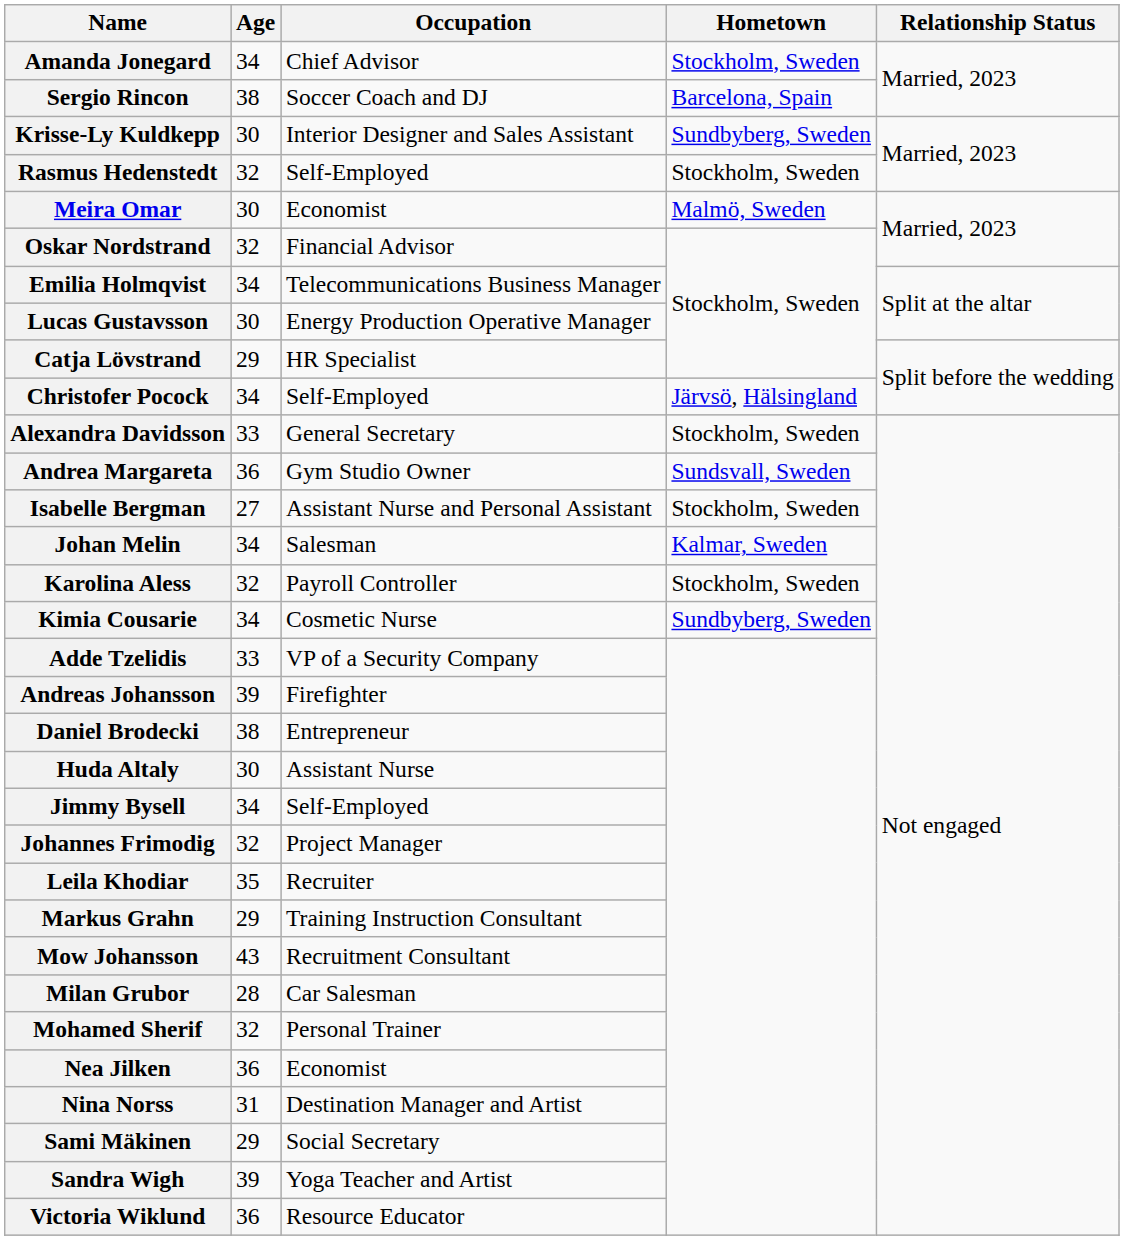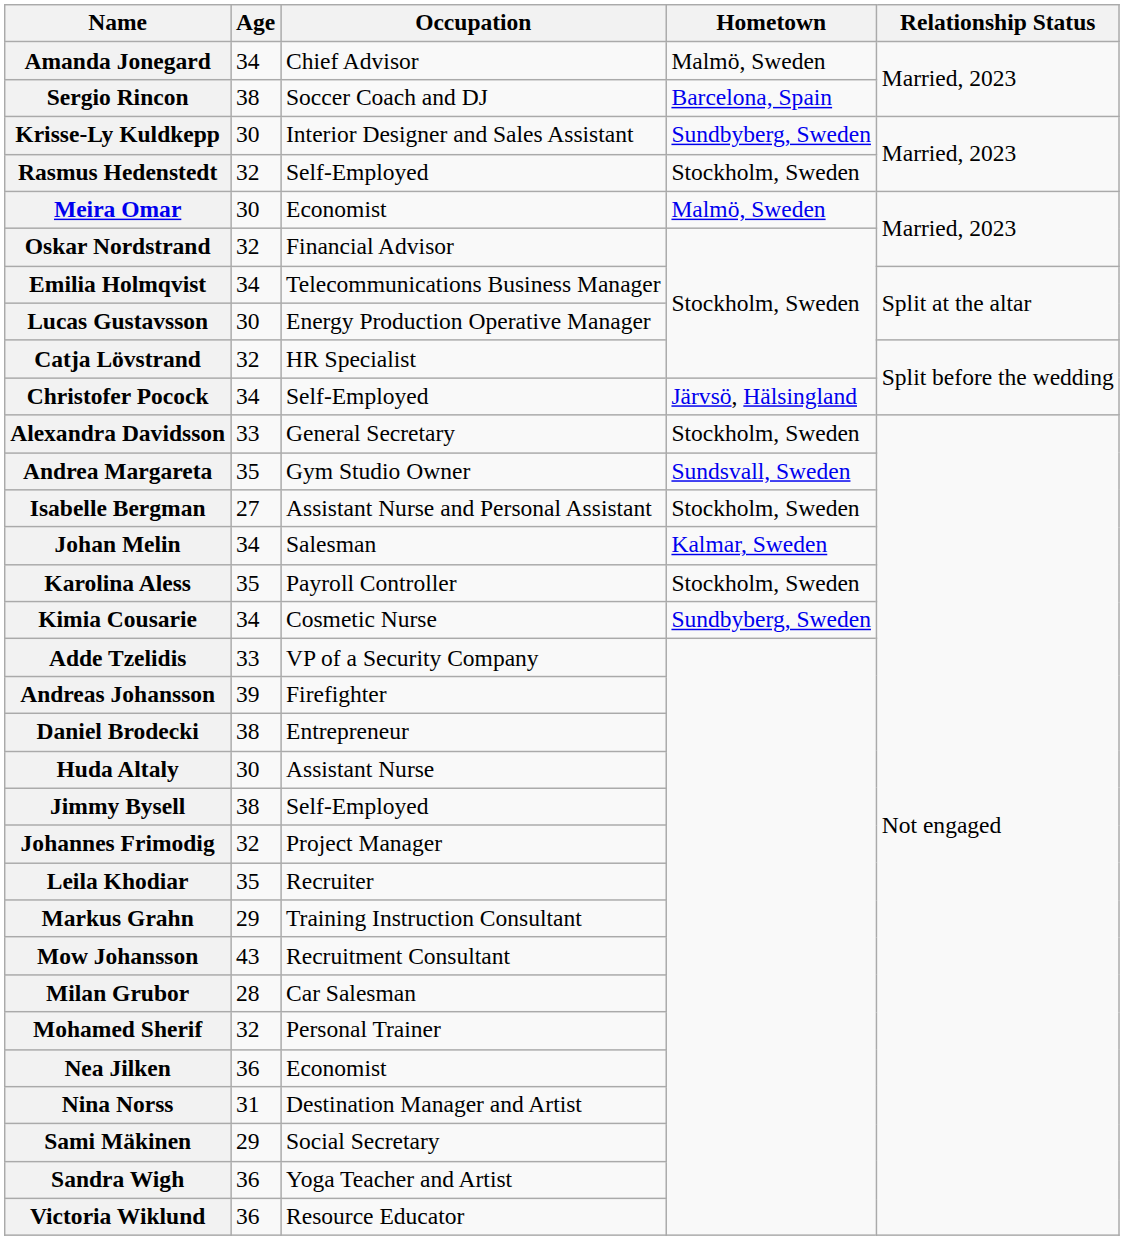(766, 60) Stockholm, Sweden -> (749, 60) Malmö, Sweden
(248, 358) 29 -> (248, 358) 32
(248, 470) 36 -> (248, 470) 35
(248, 582) 32 -> (248, 582) 35
(248, 806) 34 -> (248, 806) 38
(248, 1179) 39 -> (248, 1179) 36
